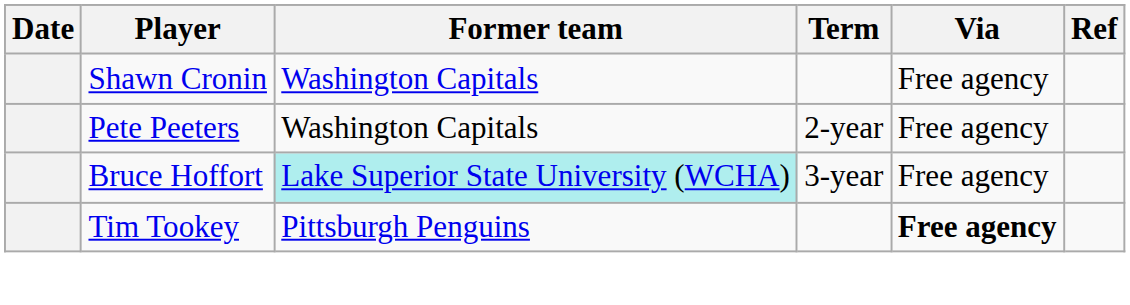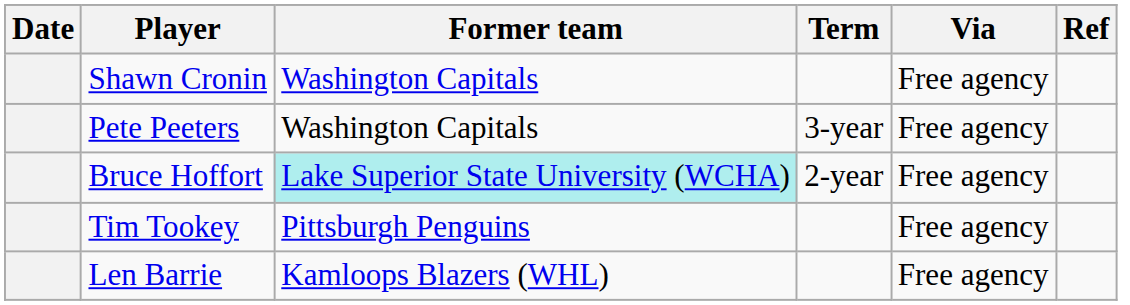(844, 127) 2-year -> (844, 127) 3-year
(844, 176) 3-year -> (844, 176) 2-year
(977, 226) bold -> (973, 226) normal
+ row: (155, 275)
